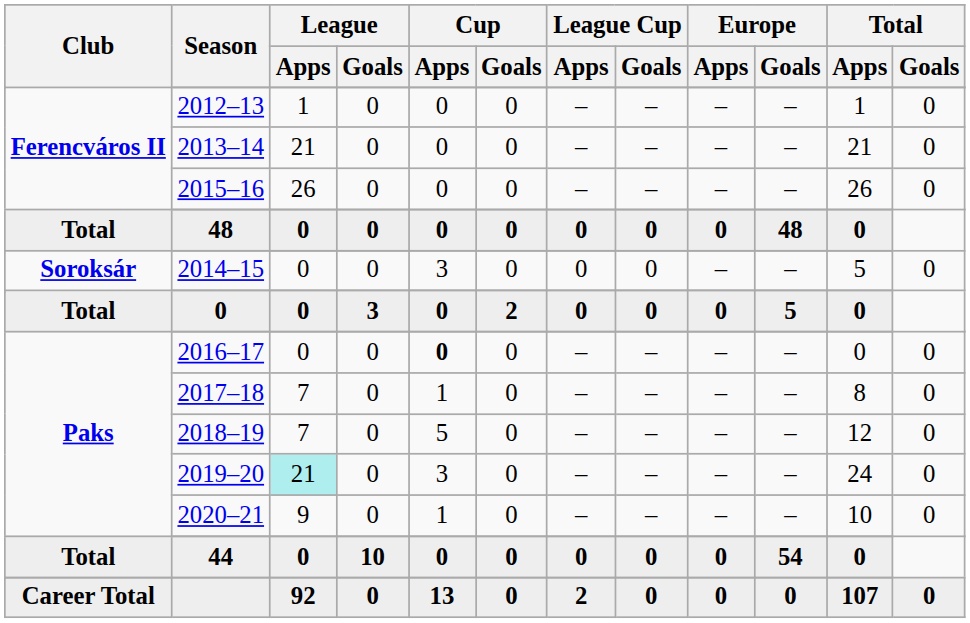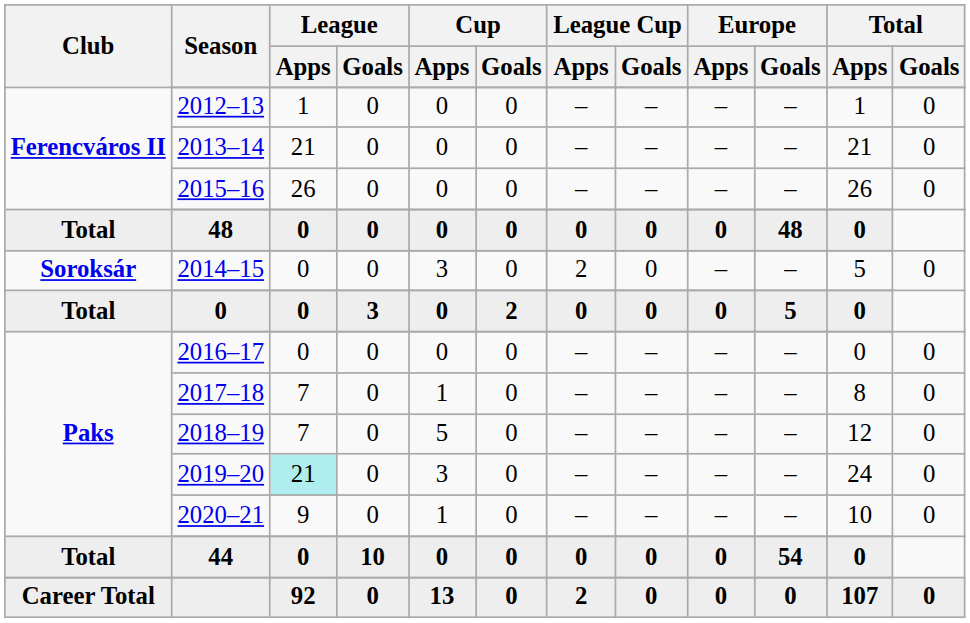(581, 270) 0 -> (581, 270) 2
(442, 352) bold -> (442, 352) normal
